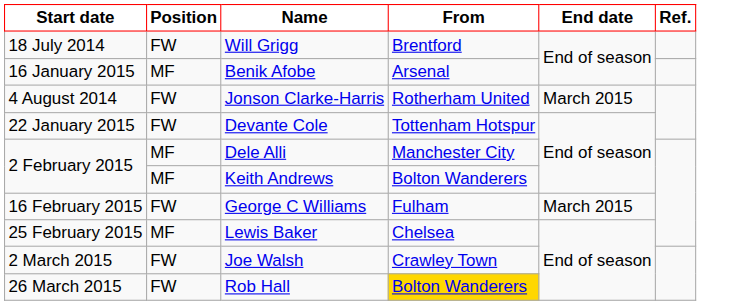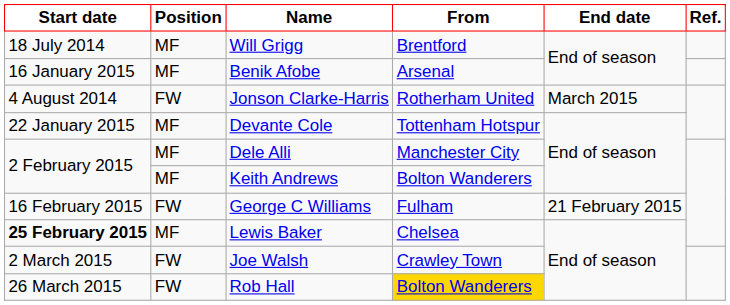(163, 44) FW -> (167, 44) MF
(163, 125) FW -> (167, 125) MF
(588, 206) March 2015 -> (615, 206) 21 February 2015
(75, 233) normal -> (78, 233) bold
